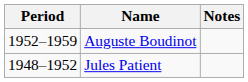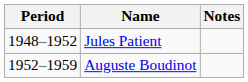rows swapped: (123, 65) <-> (140, 41)
